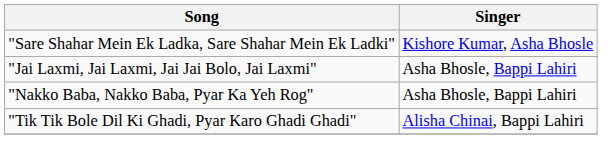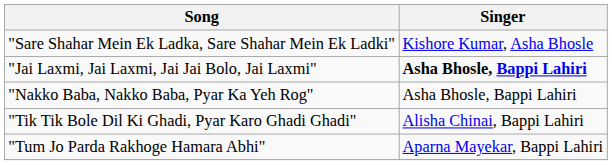(490, 69) normal -> (495, 69) bold
+ row: (137, 146)
